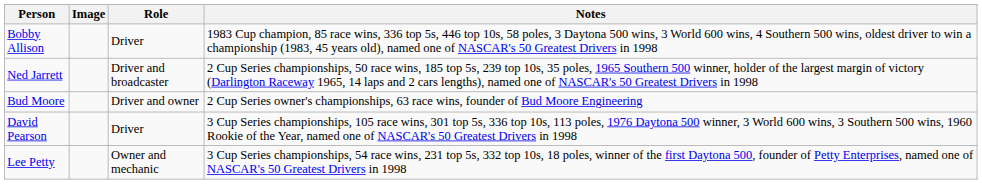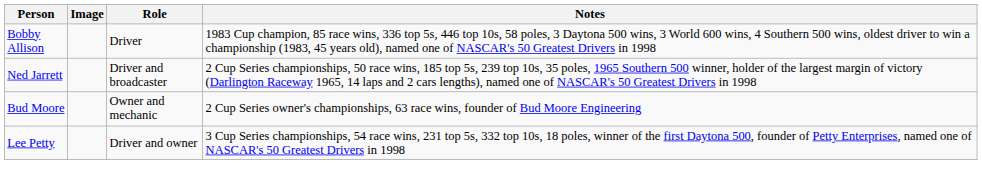(155, 101) Driver and owner -> (137, 108) Owner and mechanic
- row: (27, 128)
(139, 162) Owner and mechanic -> (153, 142) Driver and owner
